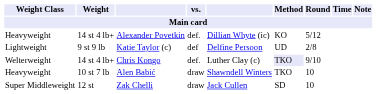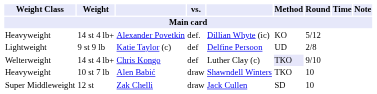(194, 60) def. -> (193, 60) def
